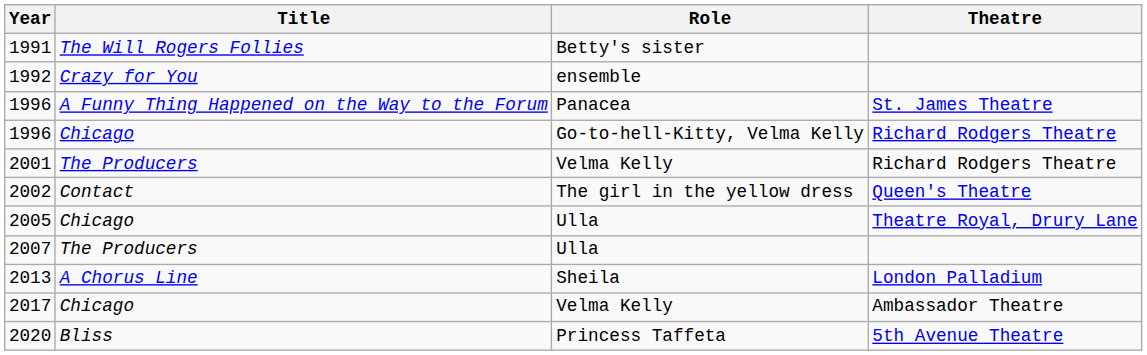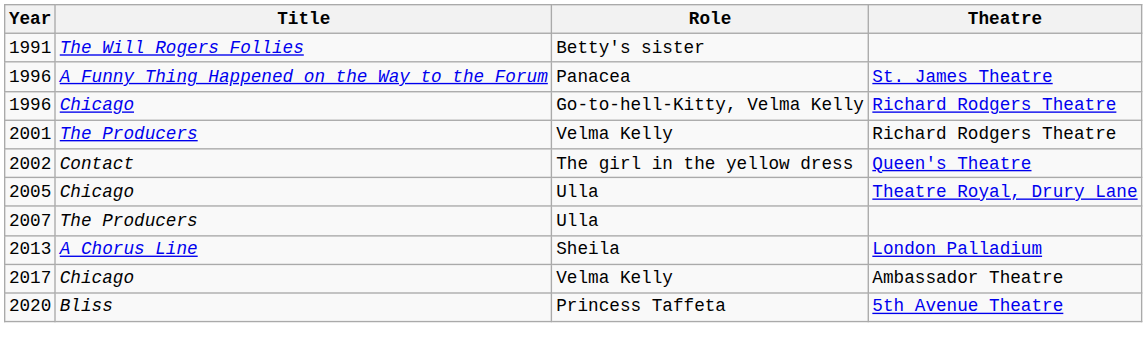- row: (30, 77)
